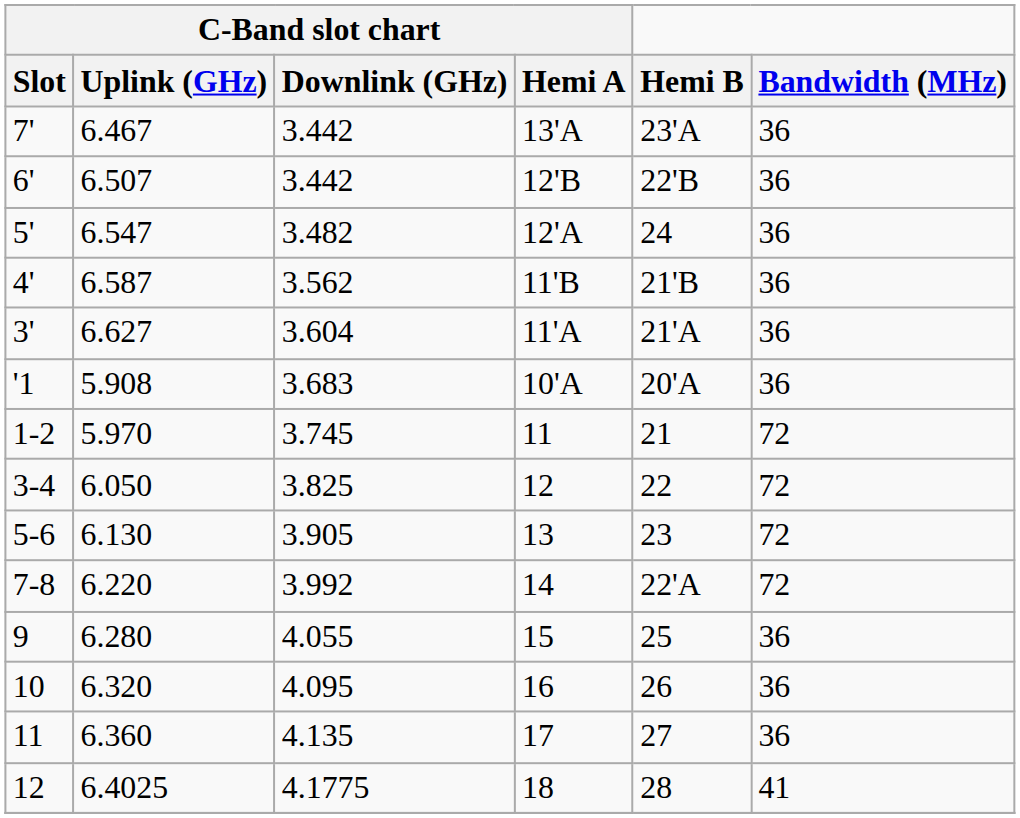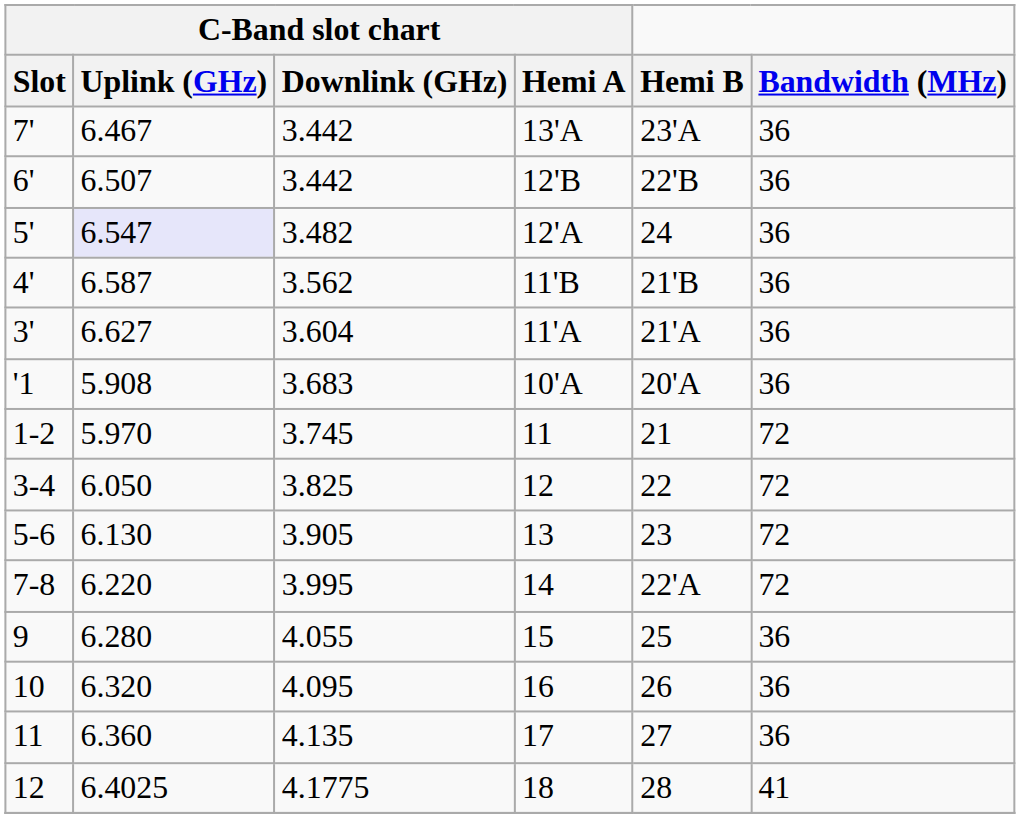(116, 231) no background -> (116, 231) lavender background
(318, 585) 3.992 -> (318, 585) 3.995
